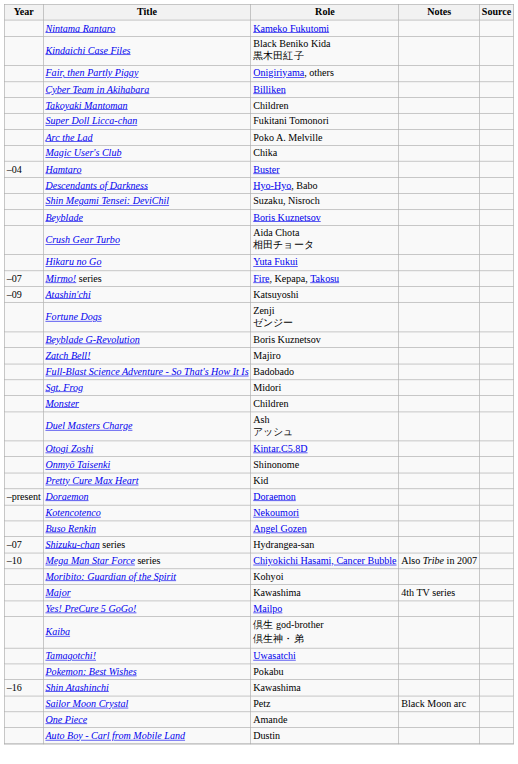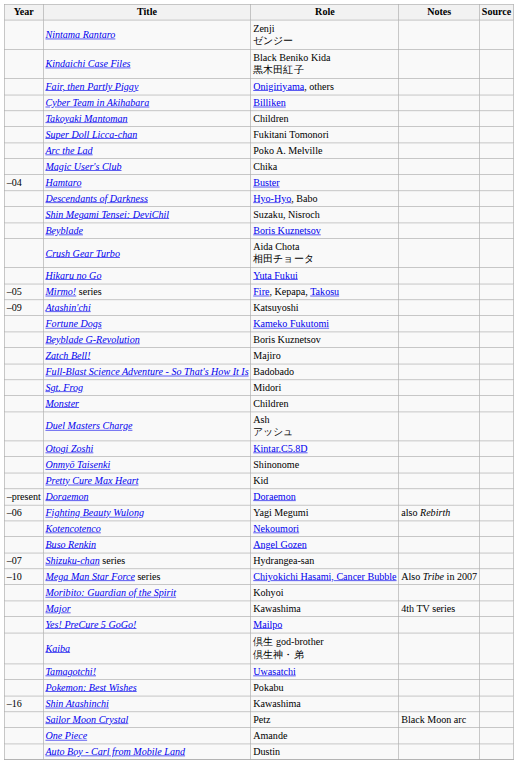(291, 28) Kameko Fukutomi -> (273, 34) Zenji ゼンジー
(14, 278) –07 -> (14, 291) –05
(273, 316) Zenji ゼンジー -> (291, 323) Kameko Fukutomi
+ row: (95, 513)
